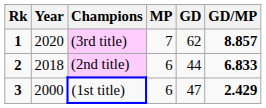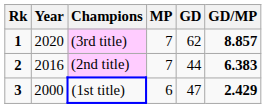(49, 65) 2018 -> (49, 65) 2016
(169, 65) 6 -> (169, 65) 7
(241, 65) 6.833 -> (241, 65) 6.383
